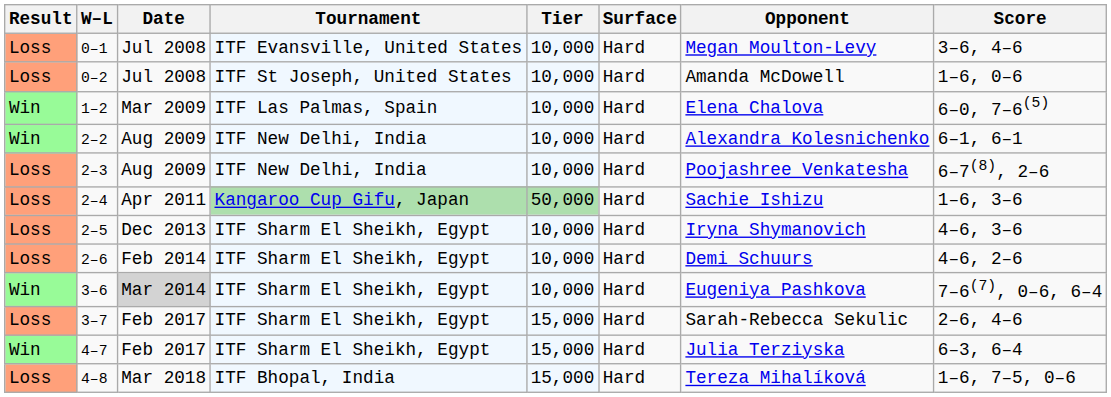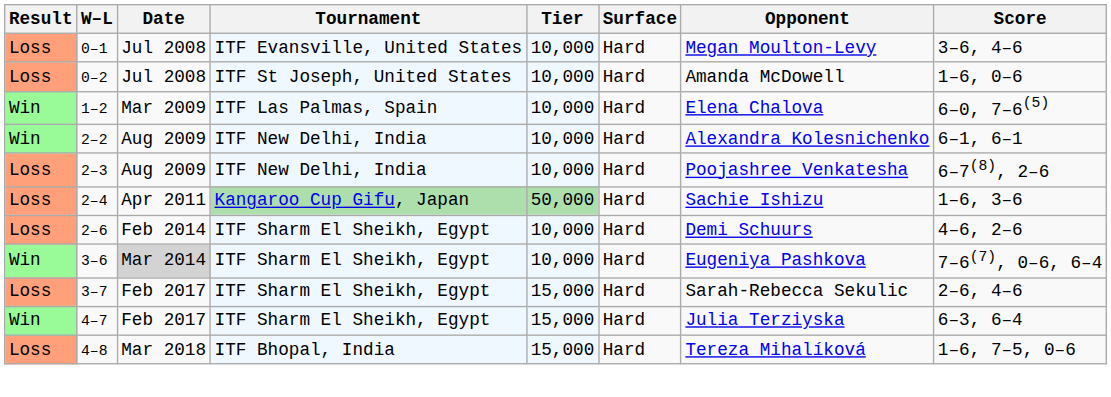- row: (94, 231)
